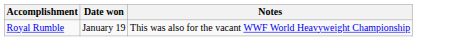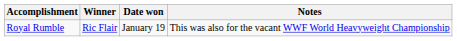+ column: (100, 12)
